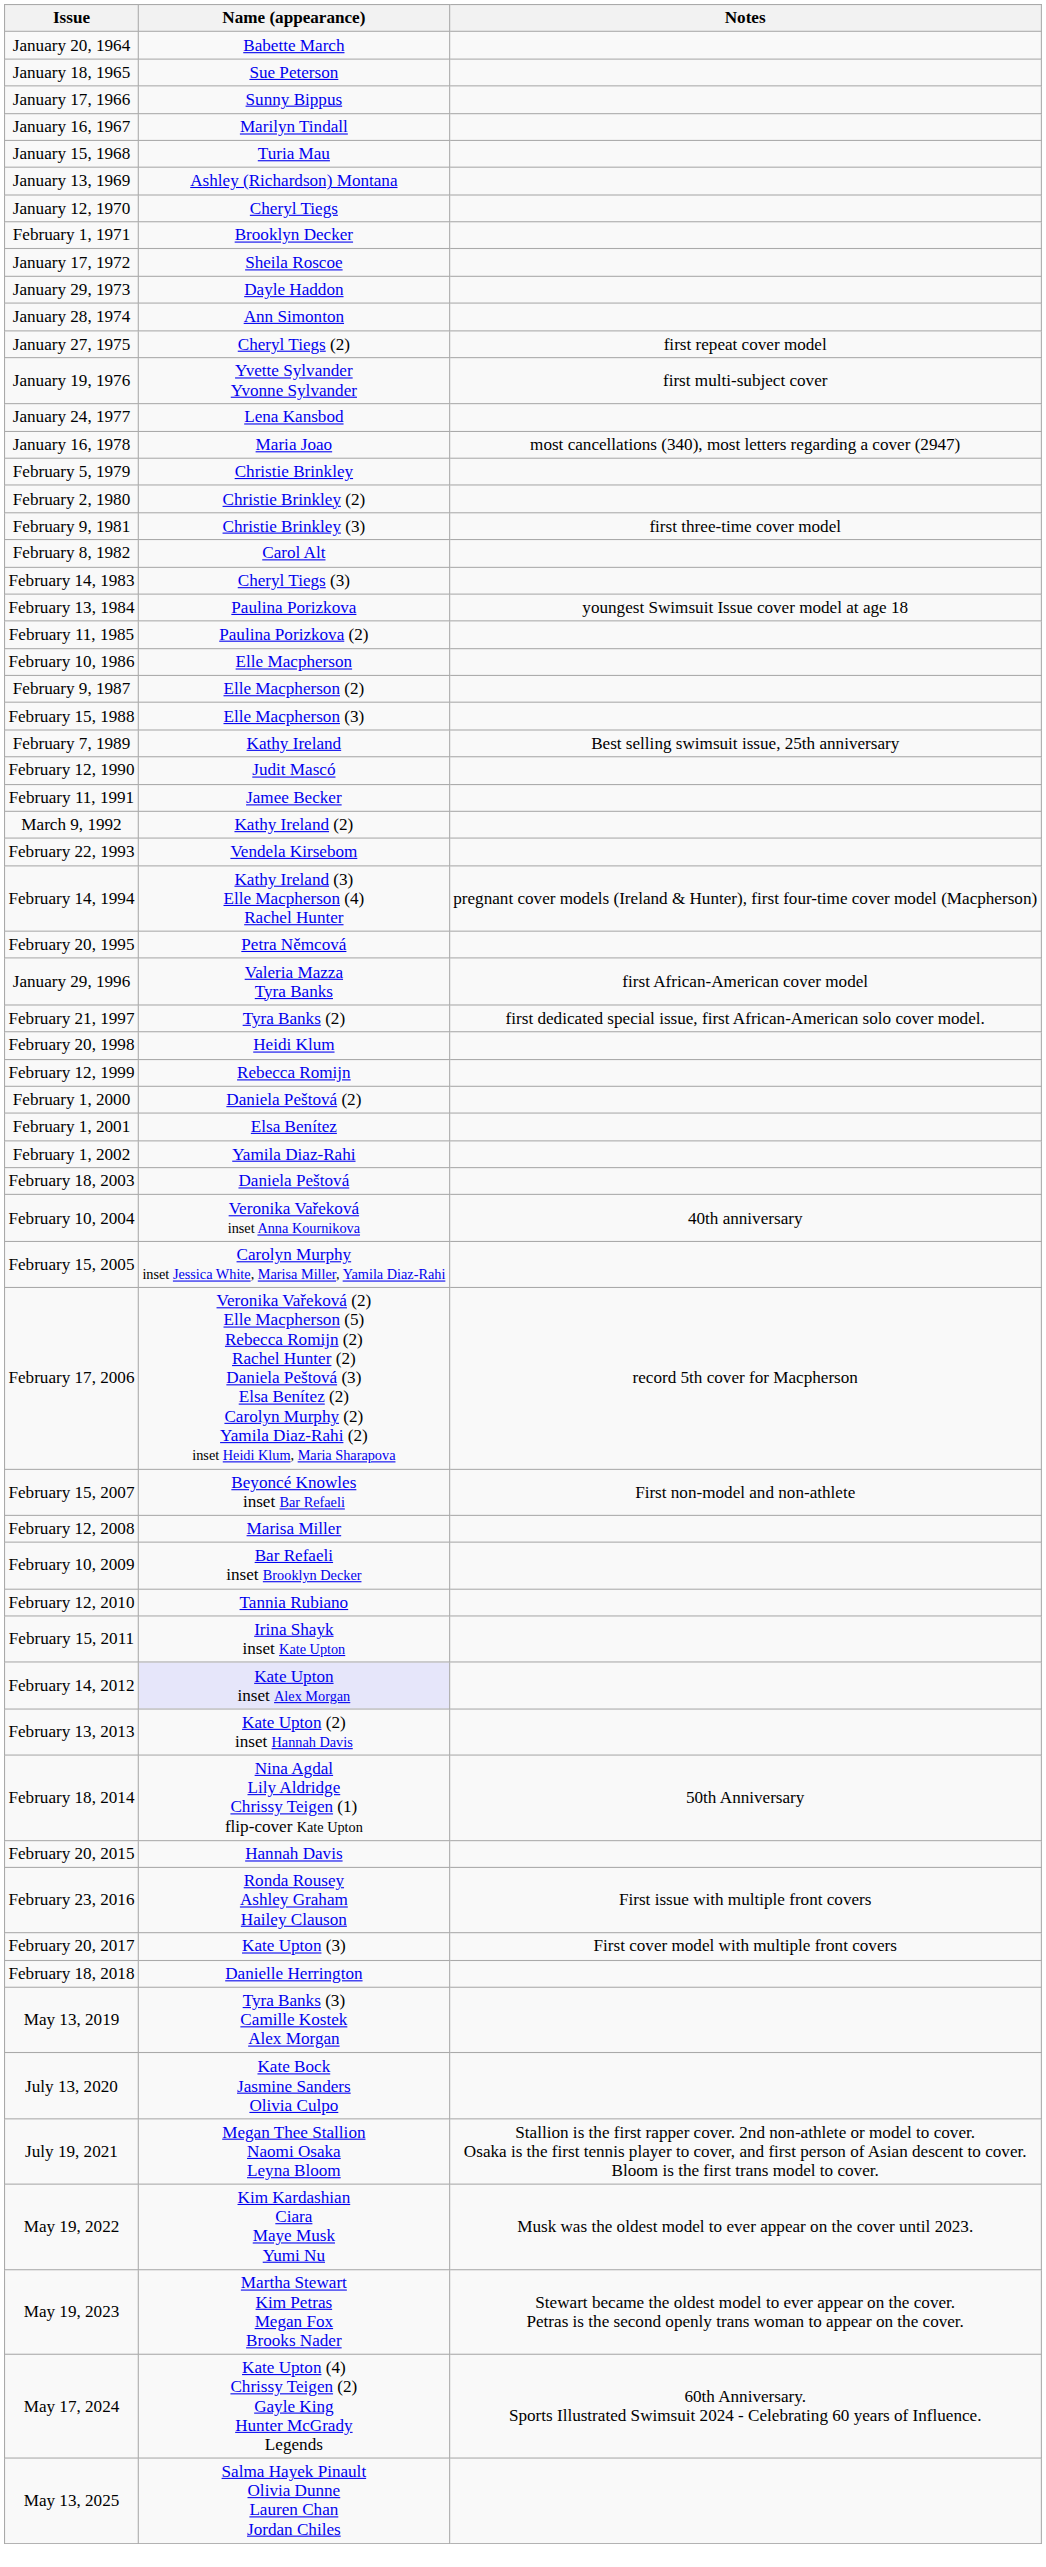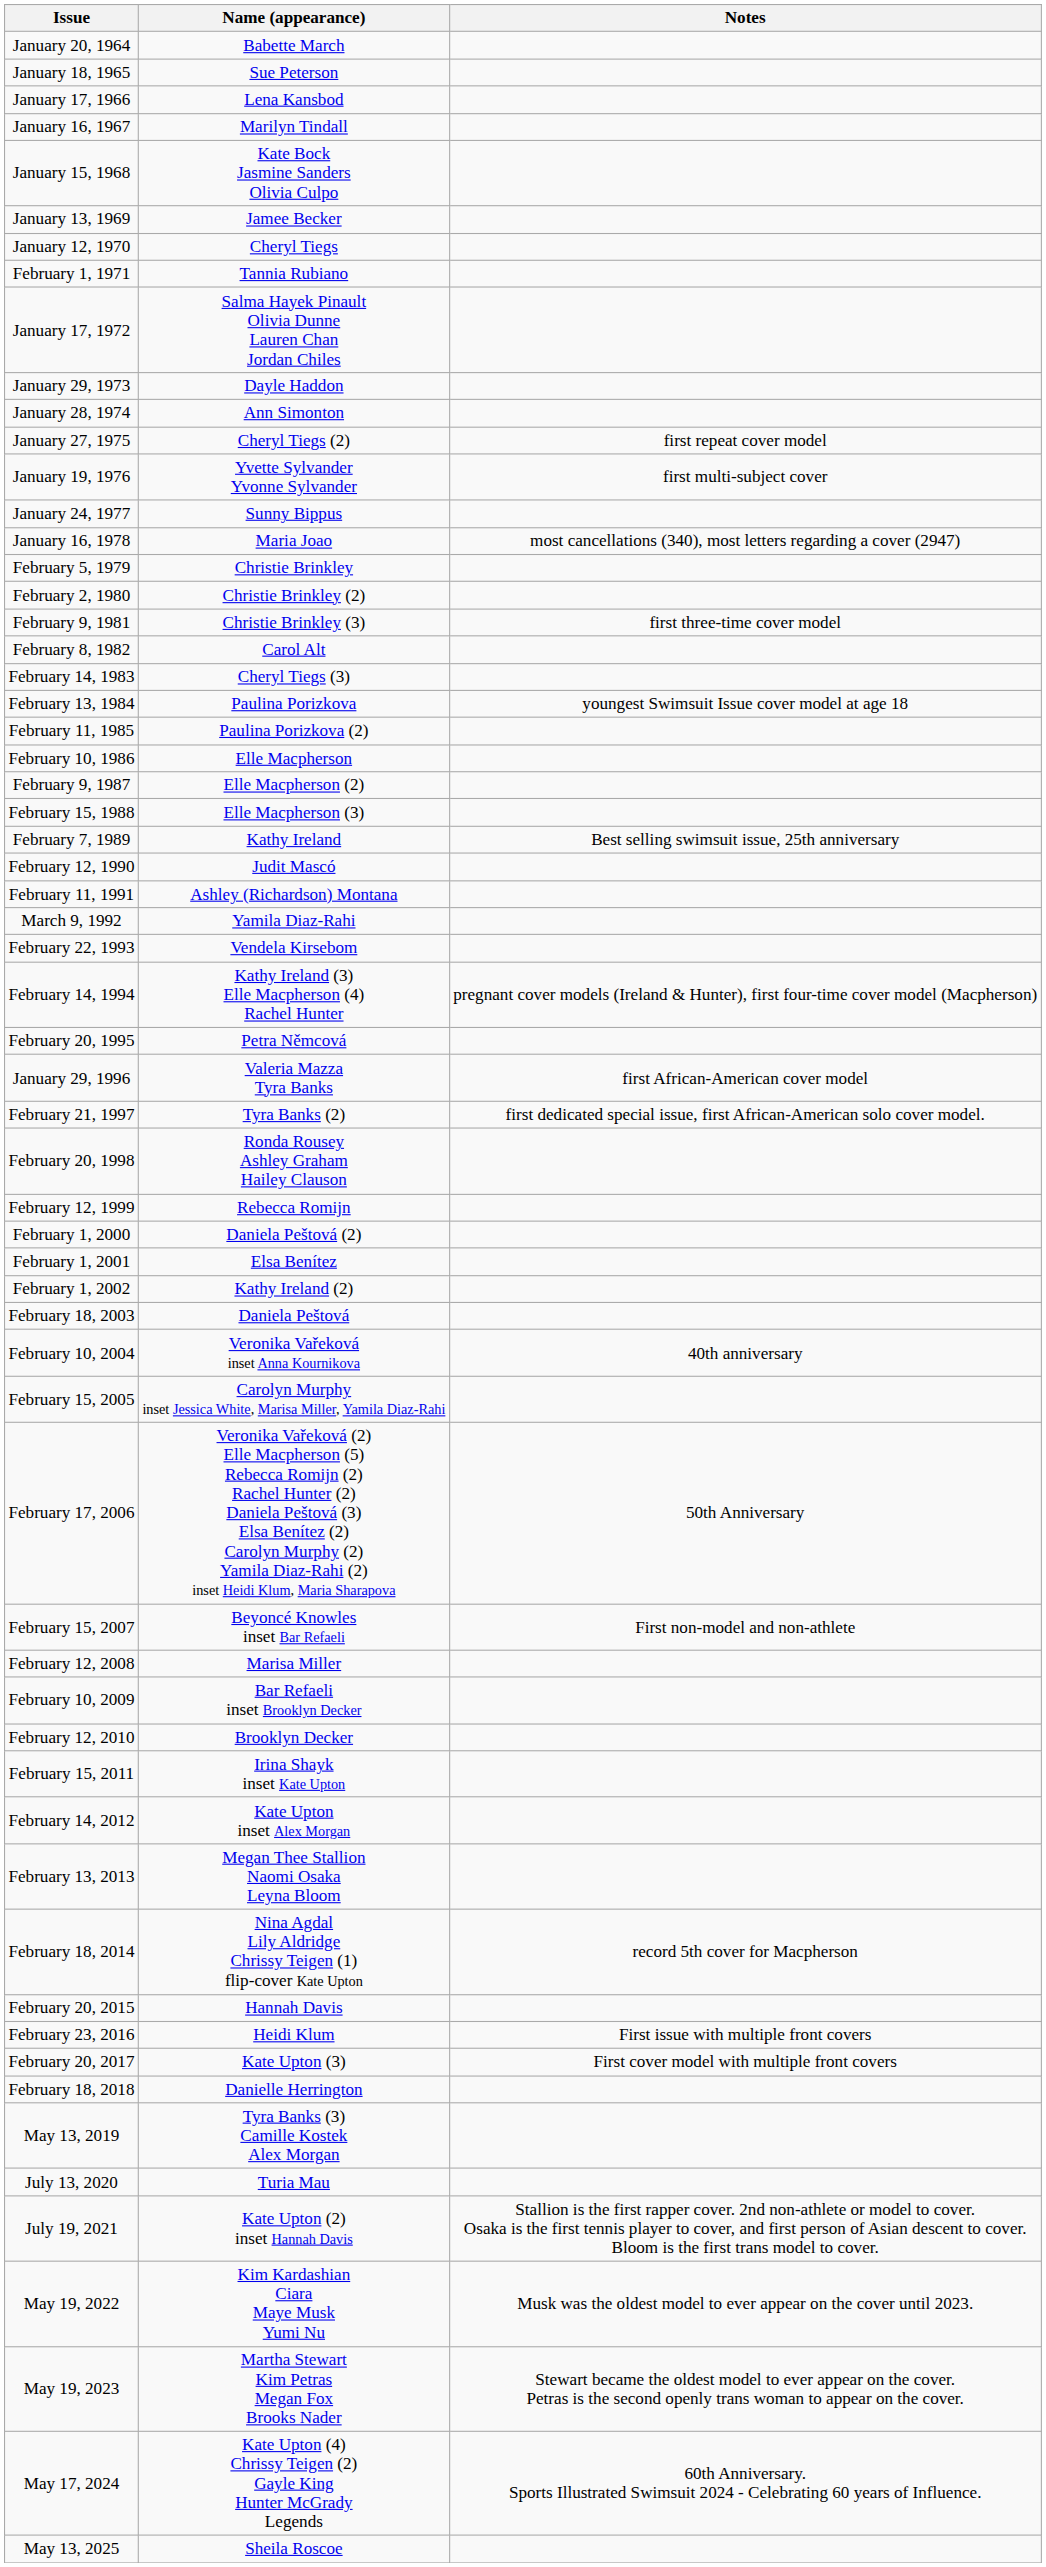(294, 99) Sunny Bippus -> (294, 99) Lena Kansbod
(294, 153) Turia Mau -> (294, 173) Kate Bock Jasmine Sanders Olivia Culpo
(294, 180) Ashley (Richardson) Montana -> (294, 219) Jamee Becker
(294, 235) Brooklyn Decker -> (294, 273) Tannia Rubiano
(294, 262) Sheila Roscoe -> (294, 329) Salma Hayek Pinault Olivia Dunne Lauren Chan Jordan Chiles
(294, 417) Lena Kansbod -> (294, 513) Sunny Bippus
(294, 797) Jamee Becker -> (294, 893) Ashley (Richardson) Montana
(294, 824) Kathy Ireland (2) -> (294, 921) Yamila Diaz-Rahi
(294, 1045) Heidi Klum -> (294, 1160) Ronda Rousey Ashley Graham Hailey Clauson
(294, 1154) Yamila Diaz-Rahi -> (294, 1288) Kathy Ireland (2)
(745, 1378) record 5th cover for Macpherson -> (745, 1512) 50th Anniversary
(294, 1602) Tannia Rubiano -> (294, 1737) Brooklyn Decker
(294, 1685) lavender background -> (294, 1820) no background
(294, 1731) Kate Upton (2) inset Hannah Davis -> (294, 1876) Megan Thee Stallion Naomi Osaka Leyna Bloom
(745, 1797) 50th Anniversary -> (745, 1951) record 5th cover for Macpherson
(294, 1900) Ronda Rousey Ashley Graham Hailey Clauson -> (294, 2034) Heidi Klum
(294, 2085) Kate Bock Jasmine Sanders Olivia Culpo -> (294, 2182) Turia Mau
(294, 2151) Megan Thee Stallion Naomi Osaka Leyna Bloom -> (294, 2228) Kate Upton (2) inset Hannah Davis
(294, 2500) Salma Hayek Pinault Olivia Dunne Lauren Chan Jordan Chiles -> (294, 2548) Sheila Roscoe
